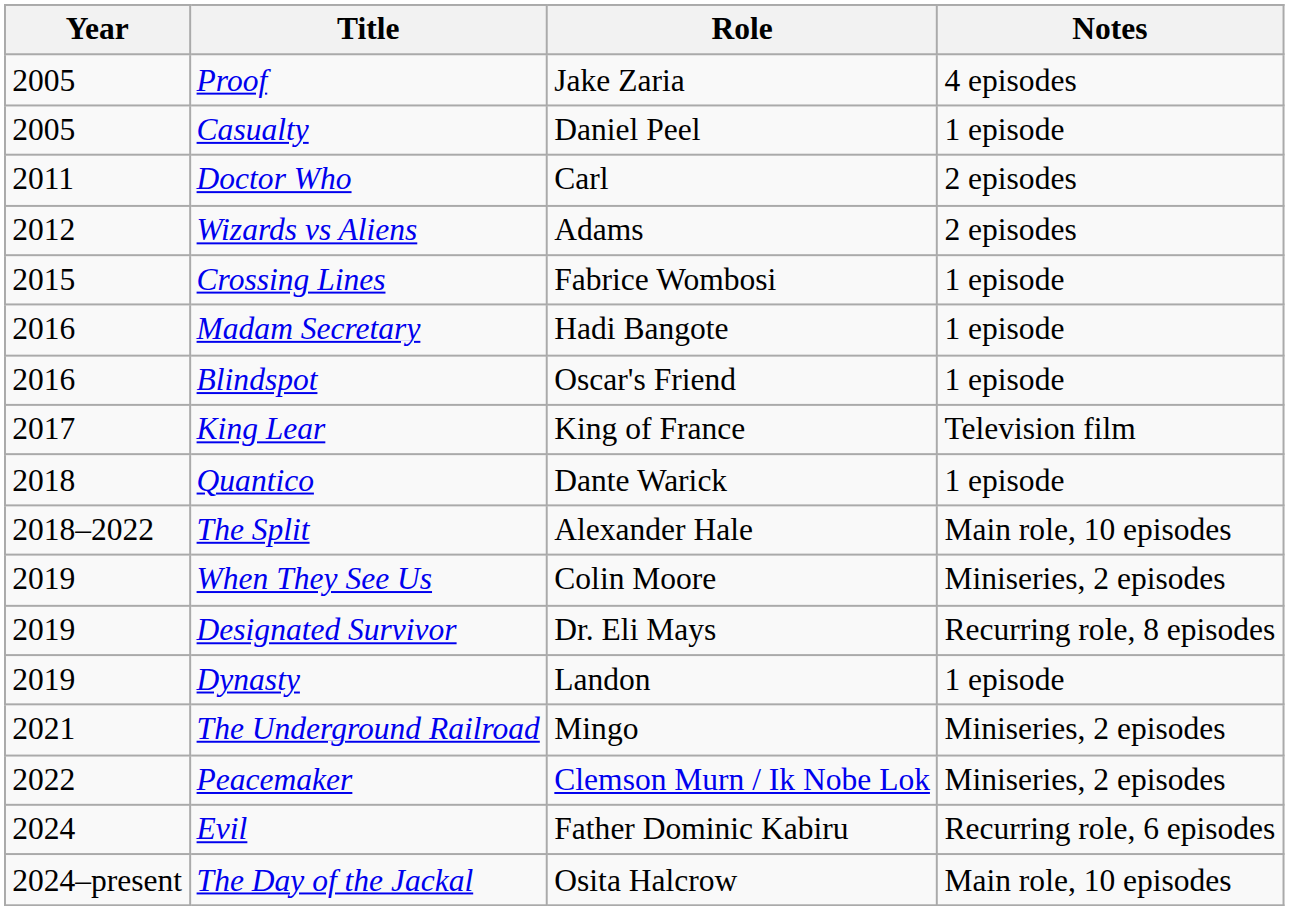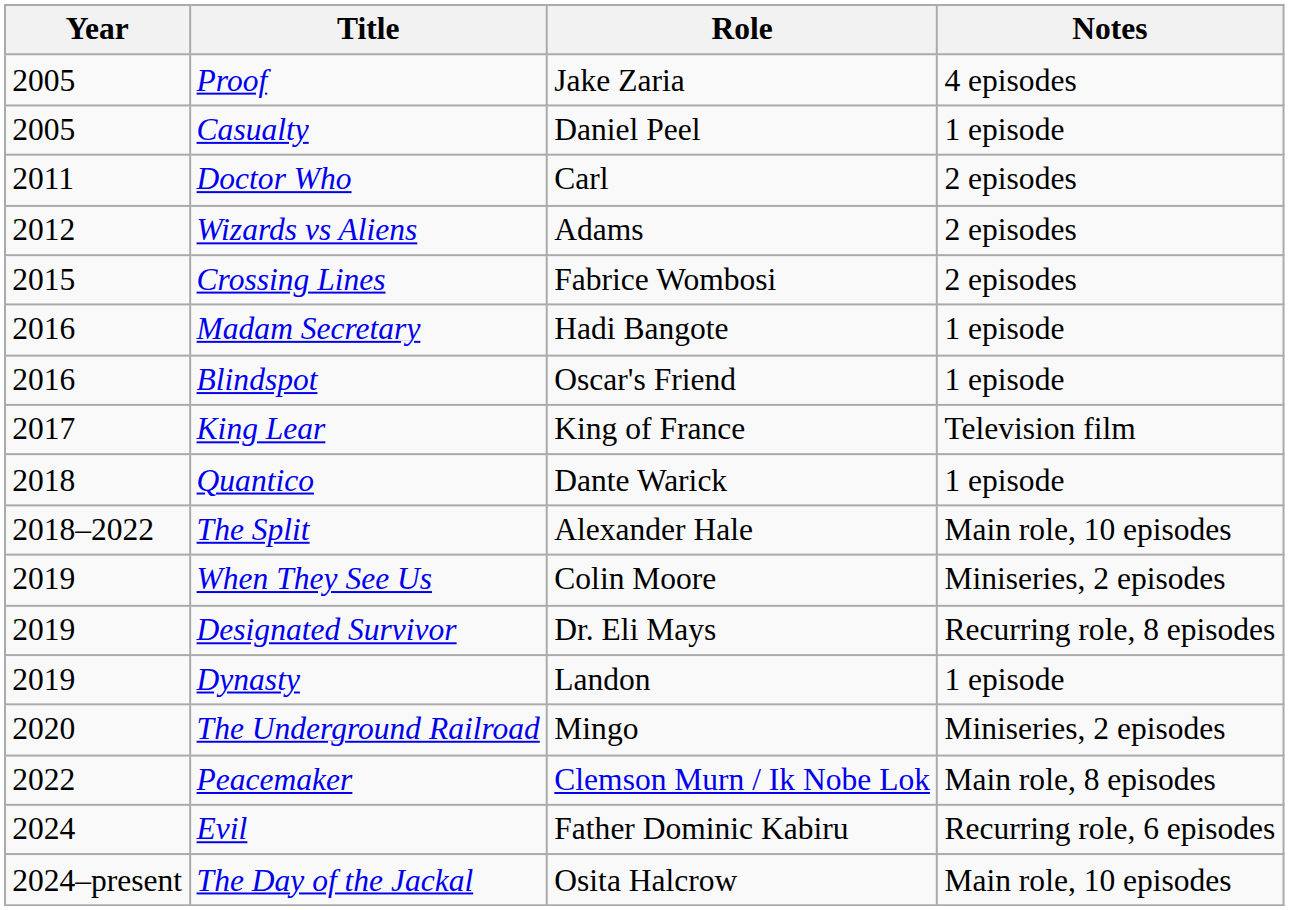(1004, 279) 1 episode -> (1011, 279) 2 episodes
(44, 729) 2021 -> (44, 729) 2020
(1085, 779) Miniseries, 2 episodes -> (1080, 779) Main role, 8 episodes
